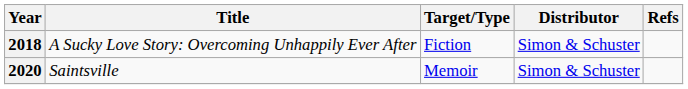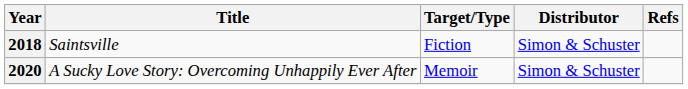(233, 44) A Sucky Love Story: Overcoming Unhappily Ever After -> (84, 44) Saintsville
(84, 70) Saintsville -> (233, 70) A Sucky Love Story: Overcoming Unhappily Ever After
